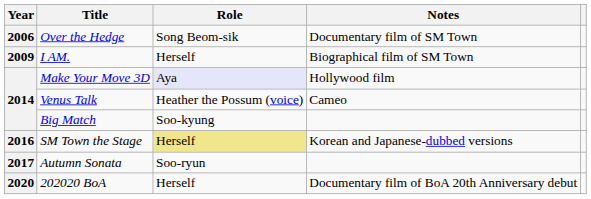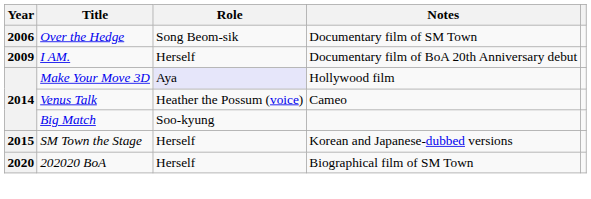(391, 57) Biographical film of SM Town -> (443, 57) Documentary film of BoA 20th Anniversary debut
(21, 141) 2016 -> (21, 141) 2015
(176, 141) khaki background -> (176, 141) no background
- row: (81, 162)
(443, 183) Documentary film of BoA 20th Anniversary debut -> (391, 162) Biographical film of SM Town
